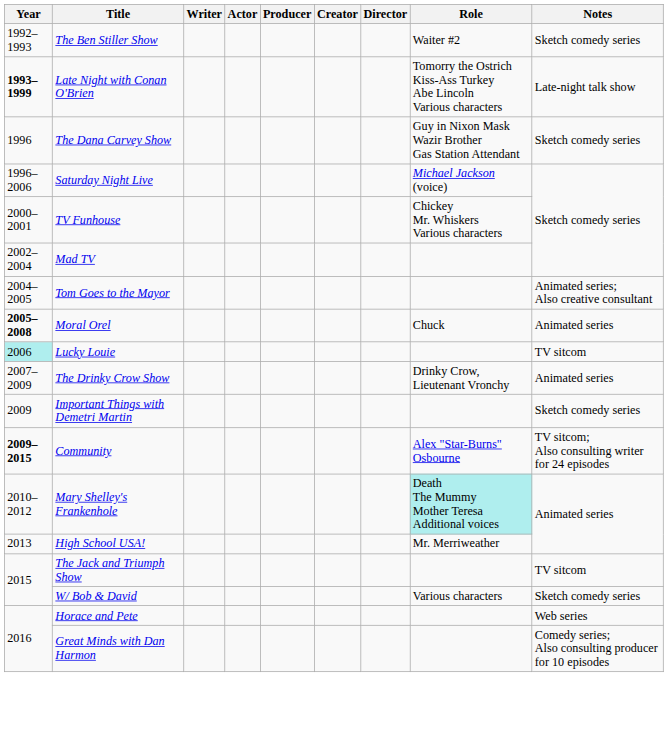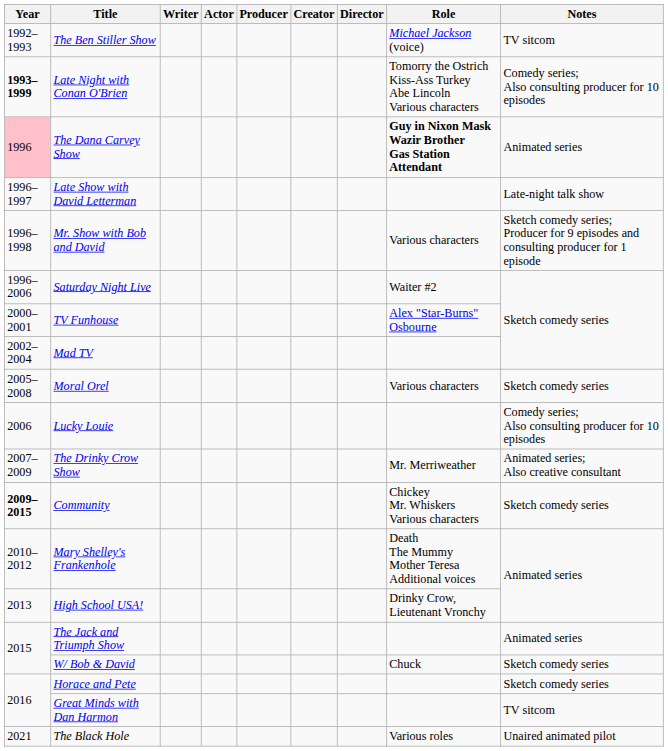(436, 40) Waiter #2 -> (430, 40) Michael Jackson (voice)
(588, 40) Sketch comedy series -> (529, 40) TV sitcom
(585, 86) Late-night talk show -> (581, 86) Comedy series; Also consulting producer for 10 episodes
(19, 140) no background -> (19, 147) pink background
(466, 140) normal -> (440, 147) bold
(588, 140) Sketch comedy series -> (543, 147) Animated series
+ row: (95, 193)
+ row: (100, 240)
(454, 180) Michael Jackson (voice) -> (413, 287) Waiter #2
(458, 220) Chickey Mr. Whiskers Various characters -> (434, 320) Alex "Star-Burns" Osbourne
- row: (113, 292)
(22, 325) bold -> (22, 386) normal
(429, 325) Chuck -> (434, 386) Various characters
(574, 325) Animated series -> (556, 386) Sketch comedy series
(19, 351) paleturquoise background -> (19, 425) no background
(561, 351) TV sitcom -> (581, 425) Comedy series; Also consulting producer for 10 episodes
(461, 377) Drinky Crow, Lieutenant Vronchy -> (432, 465) Mr. Merriweather
(574, 377) Animated series -> (562, 465) Animated series; Also creative consultant
- row: (110, 410)
(457, 450) Alex "Star-Burns" Osbourne -> (434, 505) Chickey Mr. Whiskers Various characters
(589, 450) TV sitcom; Also consulting writer for 24 episodes -> (556, 505) Sketch comedy series
(456, 504) paleturquoise background -> (432, 558) no background
(456, 544) Mr. Merriweather -> (438, 605) Drinky Crow, Lieutenant Vronchy
(561, 570) TV sitcom -> (543, 638) Animated series
(458, 596) Various characters -> (405, 664) Chuck
(561, 615) Web series -> (556, 683) Sketch comedy series
(596, 648) Comedy series; Also consulting producer for 10 episodes -> (529, 710) TV sitcom
+ row: (91, 736)
